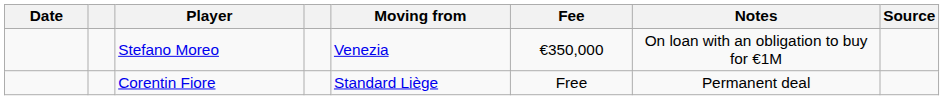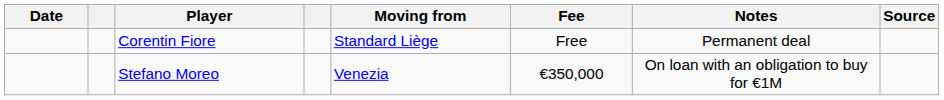rows swapped: (167, 82) <-> (169, 49)
